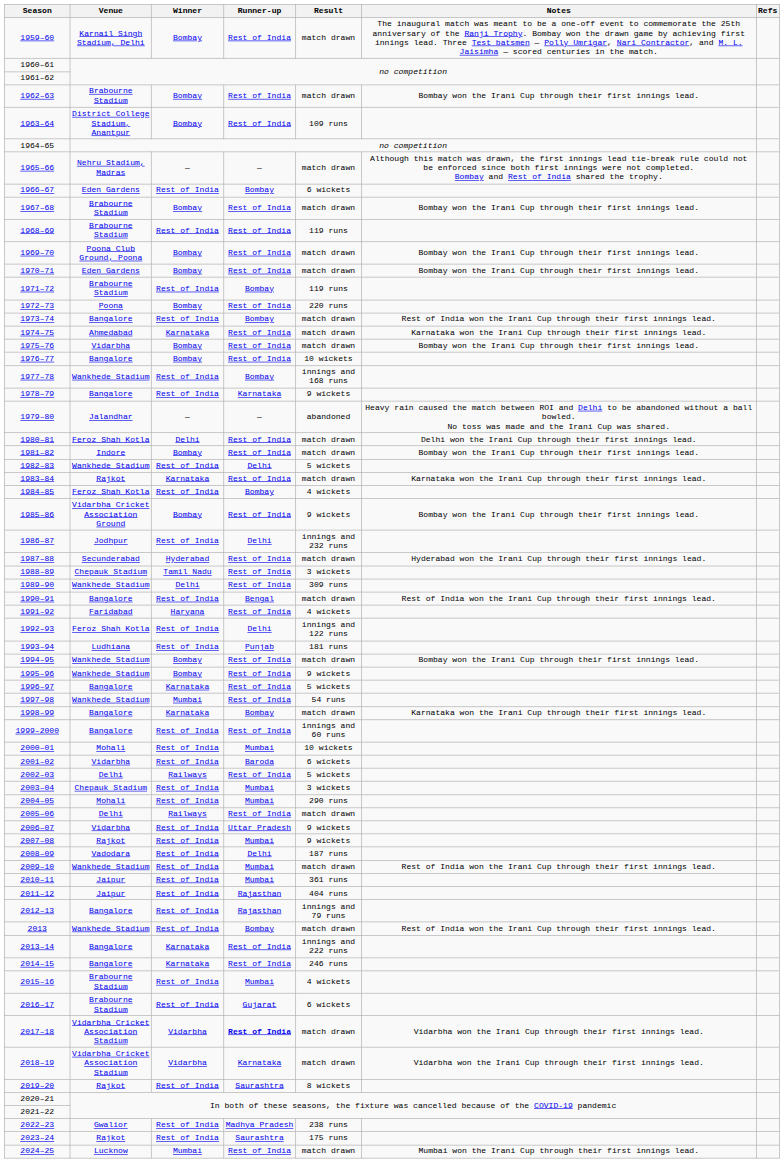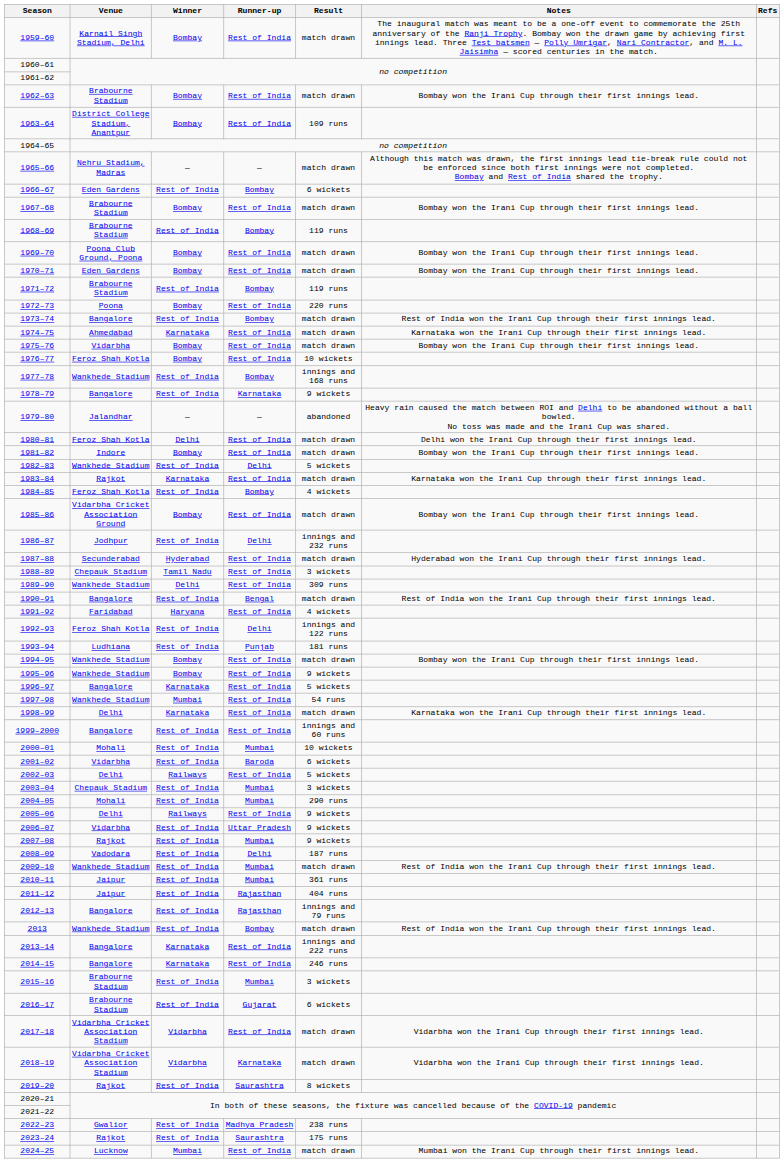(260, 231) Rest of India -> (260, 231) Bombay
(111, 359) Bangalore -> (111, 359) Feroz Shah Kotla
(328, 514) 9 wickets -> (328, 514) match drawn
(111, 713) Bangalore -> (111, 713) Delhi
(260, 713) Bombay -> (260, 713) Rest of India
(328, 814) match drawn -> (328, 814) 9 wickets
(328, 982) 4 wickets -> (328, 982) 3 wickets
(260, 1032) bold -> (260, 1032) normal
